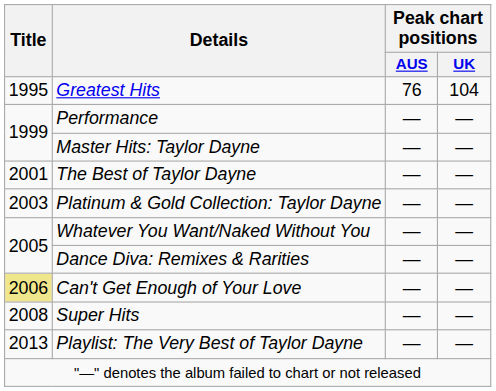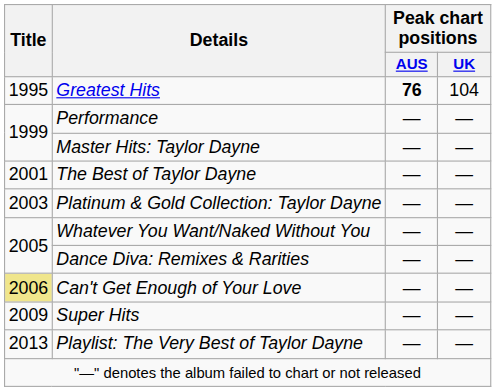(412, 90) normal -> (412, 90) bold
(28, 315) 2008 -> (28, 315) 2009
